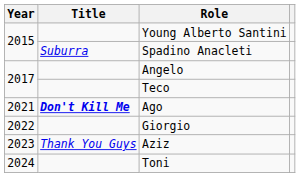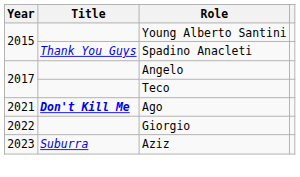(64, 51) Suburra -> (88, 51) Thank You Guys
(88, 144) Thank You Guys -> (64, 144) Suburra
- row: (156, 163)
